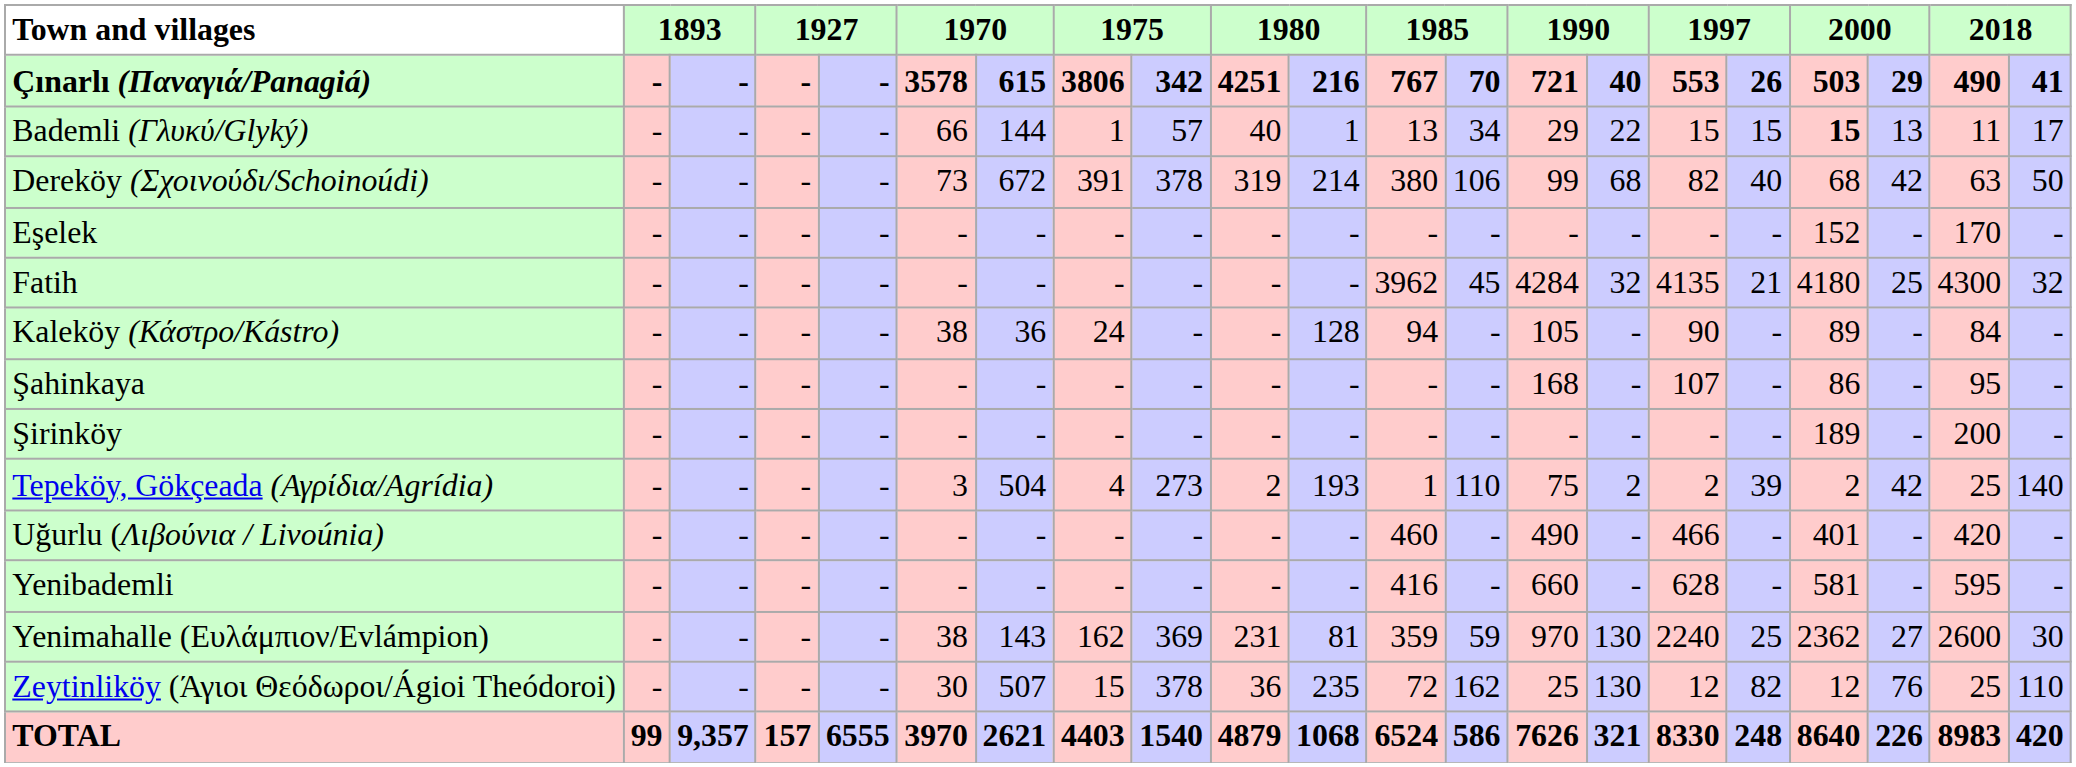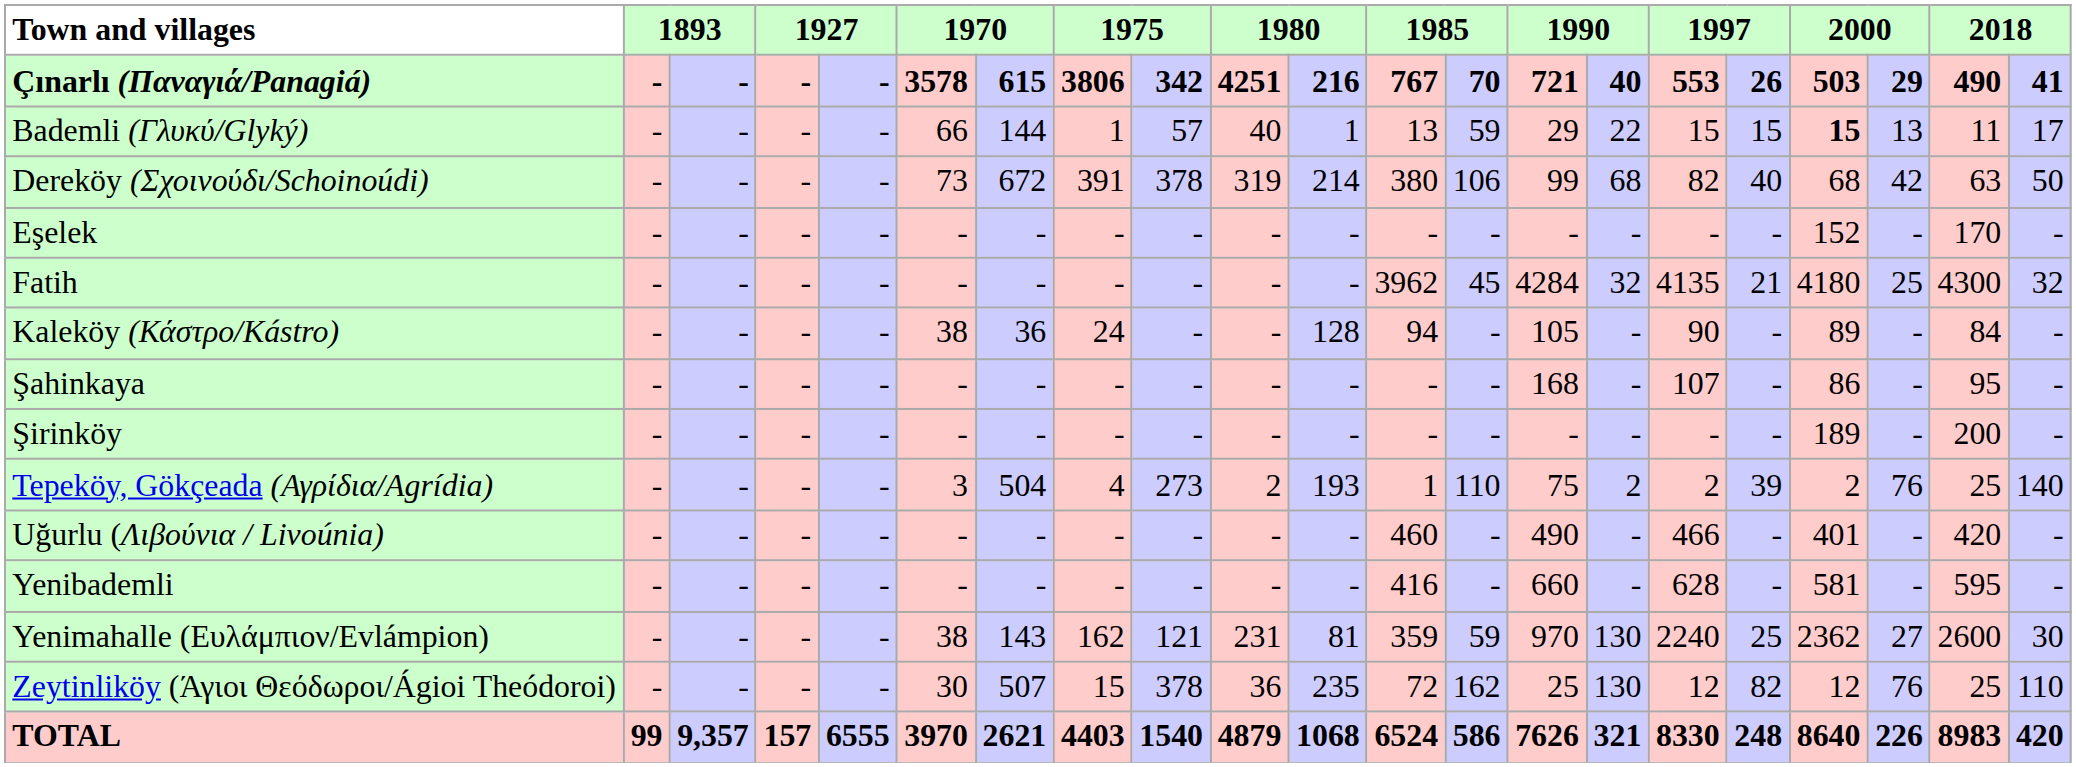(1485, 130) 34 -> (1485, 130) 59
(1907, 484) 42 -> (1907, 484) 76
(1179, 635) 369 -> (1179, 635) 121
